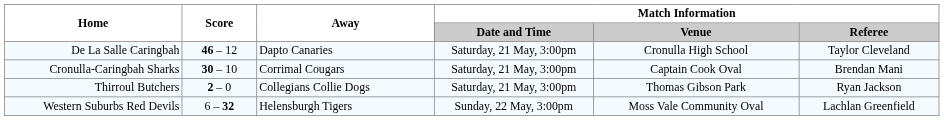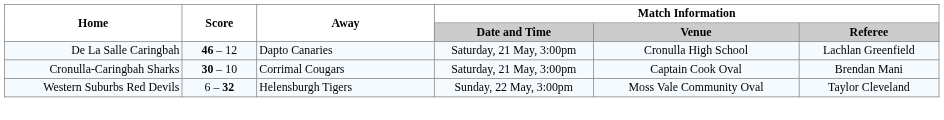(869, 50) Taylor Cleveland -> (869, 50) Lachlan Greenfield
- row: (137, 87)
(869, 106) Lachlan Greenfield -> (869, 87) Taylor Cleveland
